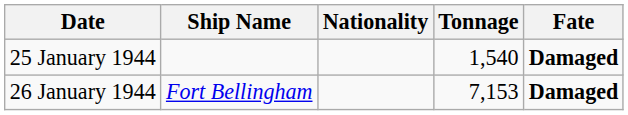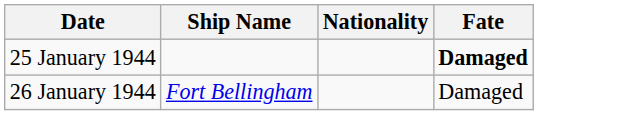- column: (478, 22)
(573, 92) bold -> (481, 92) normal
